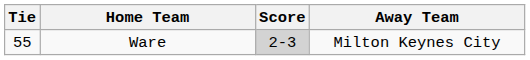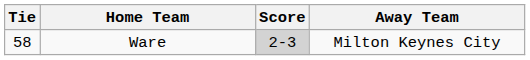(22, 42) 55 -> (22, 42) 58
